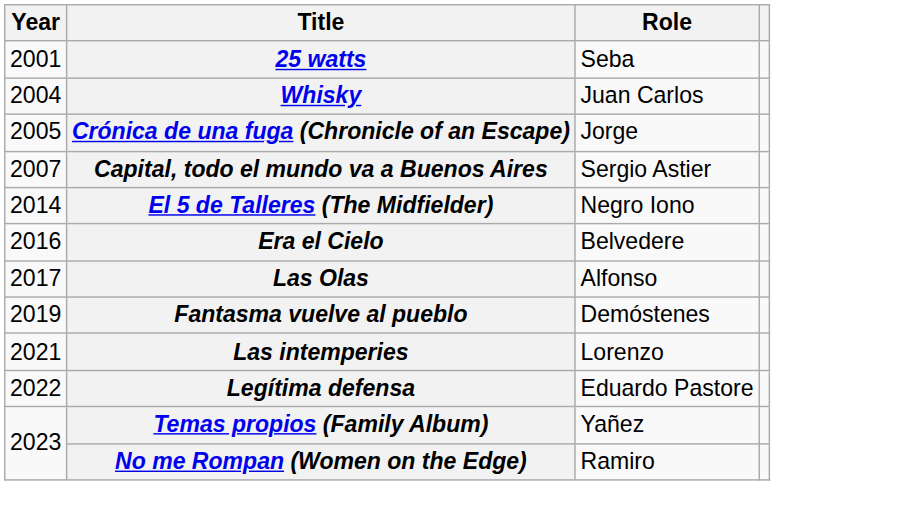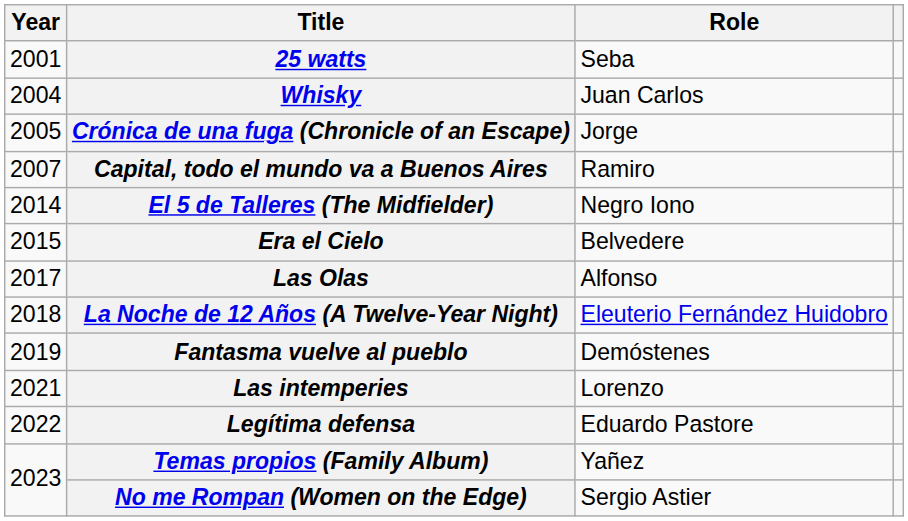(646, 168) Sergio Astier -> (618, 168) Ramiro
(36, 242) 2016 -> (36, 242) 2015
+ row: (321, 315)
(618, 461) Ramiro -> (646, 497) Sergio Astier
